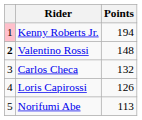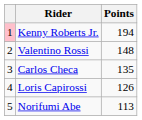(10, 51) bold -> (10, 51) normal
(125, 69) 132 -> (125, 69) 135
